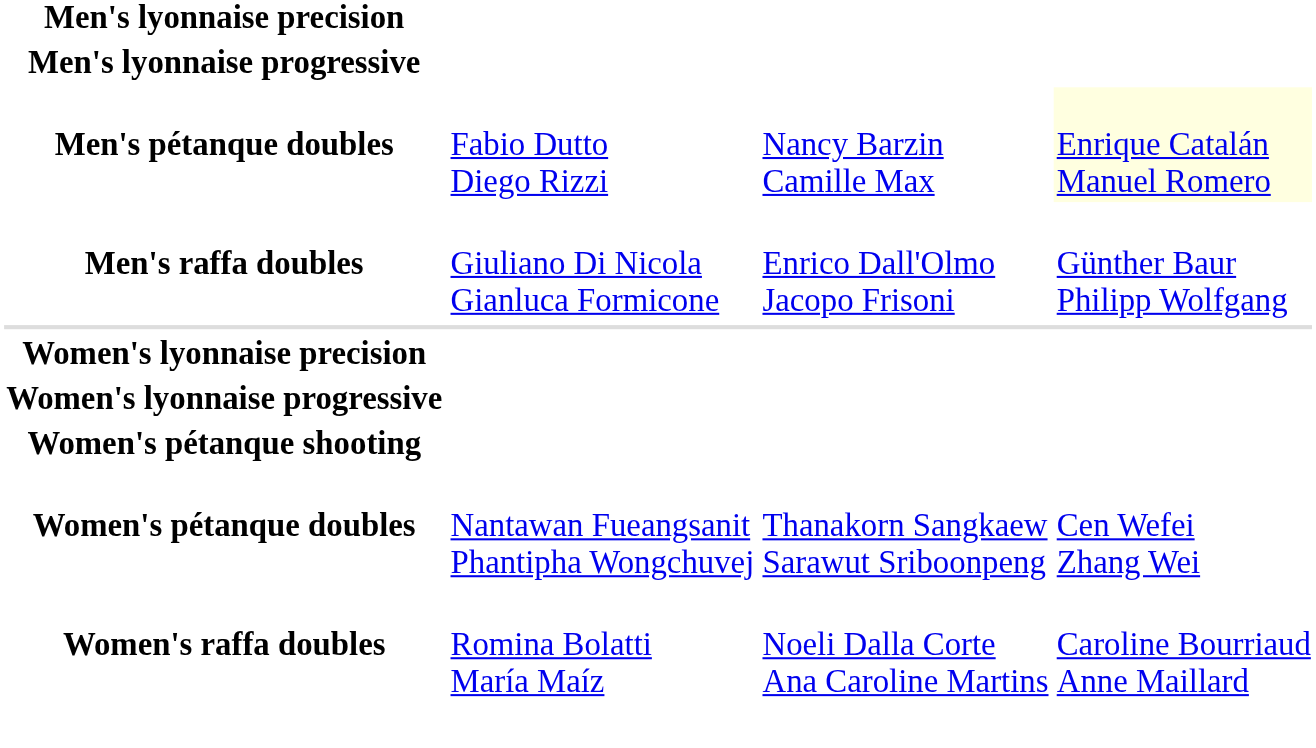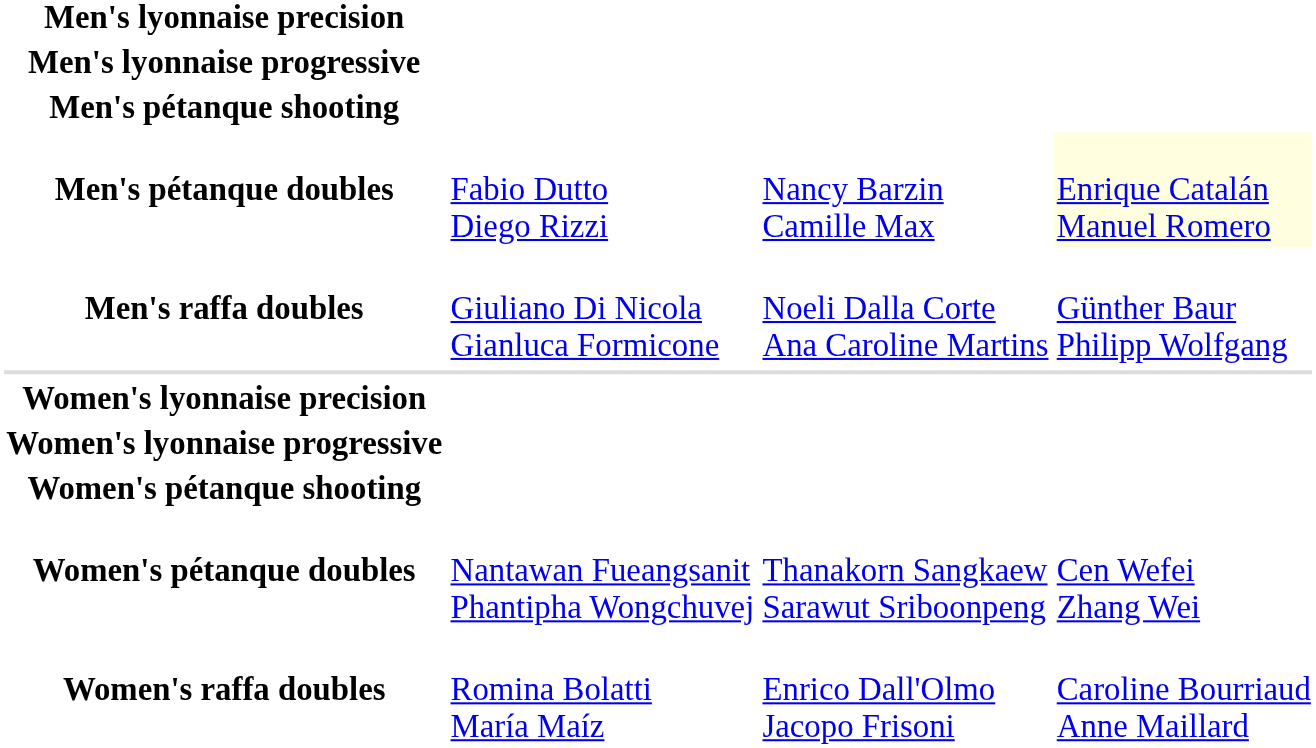+ row: (224, 107)
(879, 281) Enrico Dall'Olmo Jacopo Frisoni -> (905, 326) Noeli Dalla Corte Ana Caroline Martins
(905, 662) Noeli Dalla Corte Ana Caroline Martins -> (879, 707) Enrico Dall'Olmo Jacopo Frisoni
